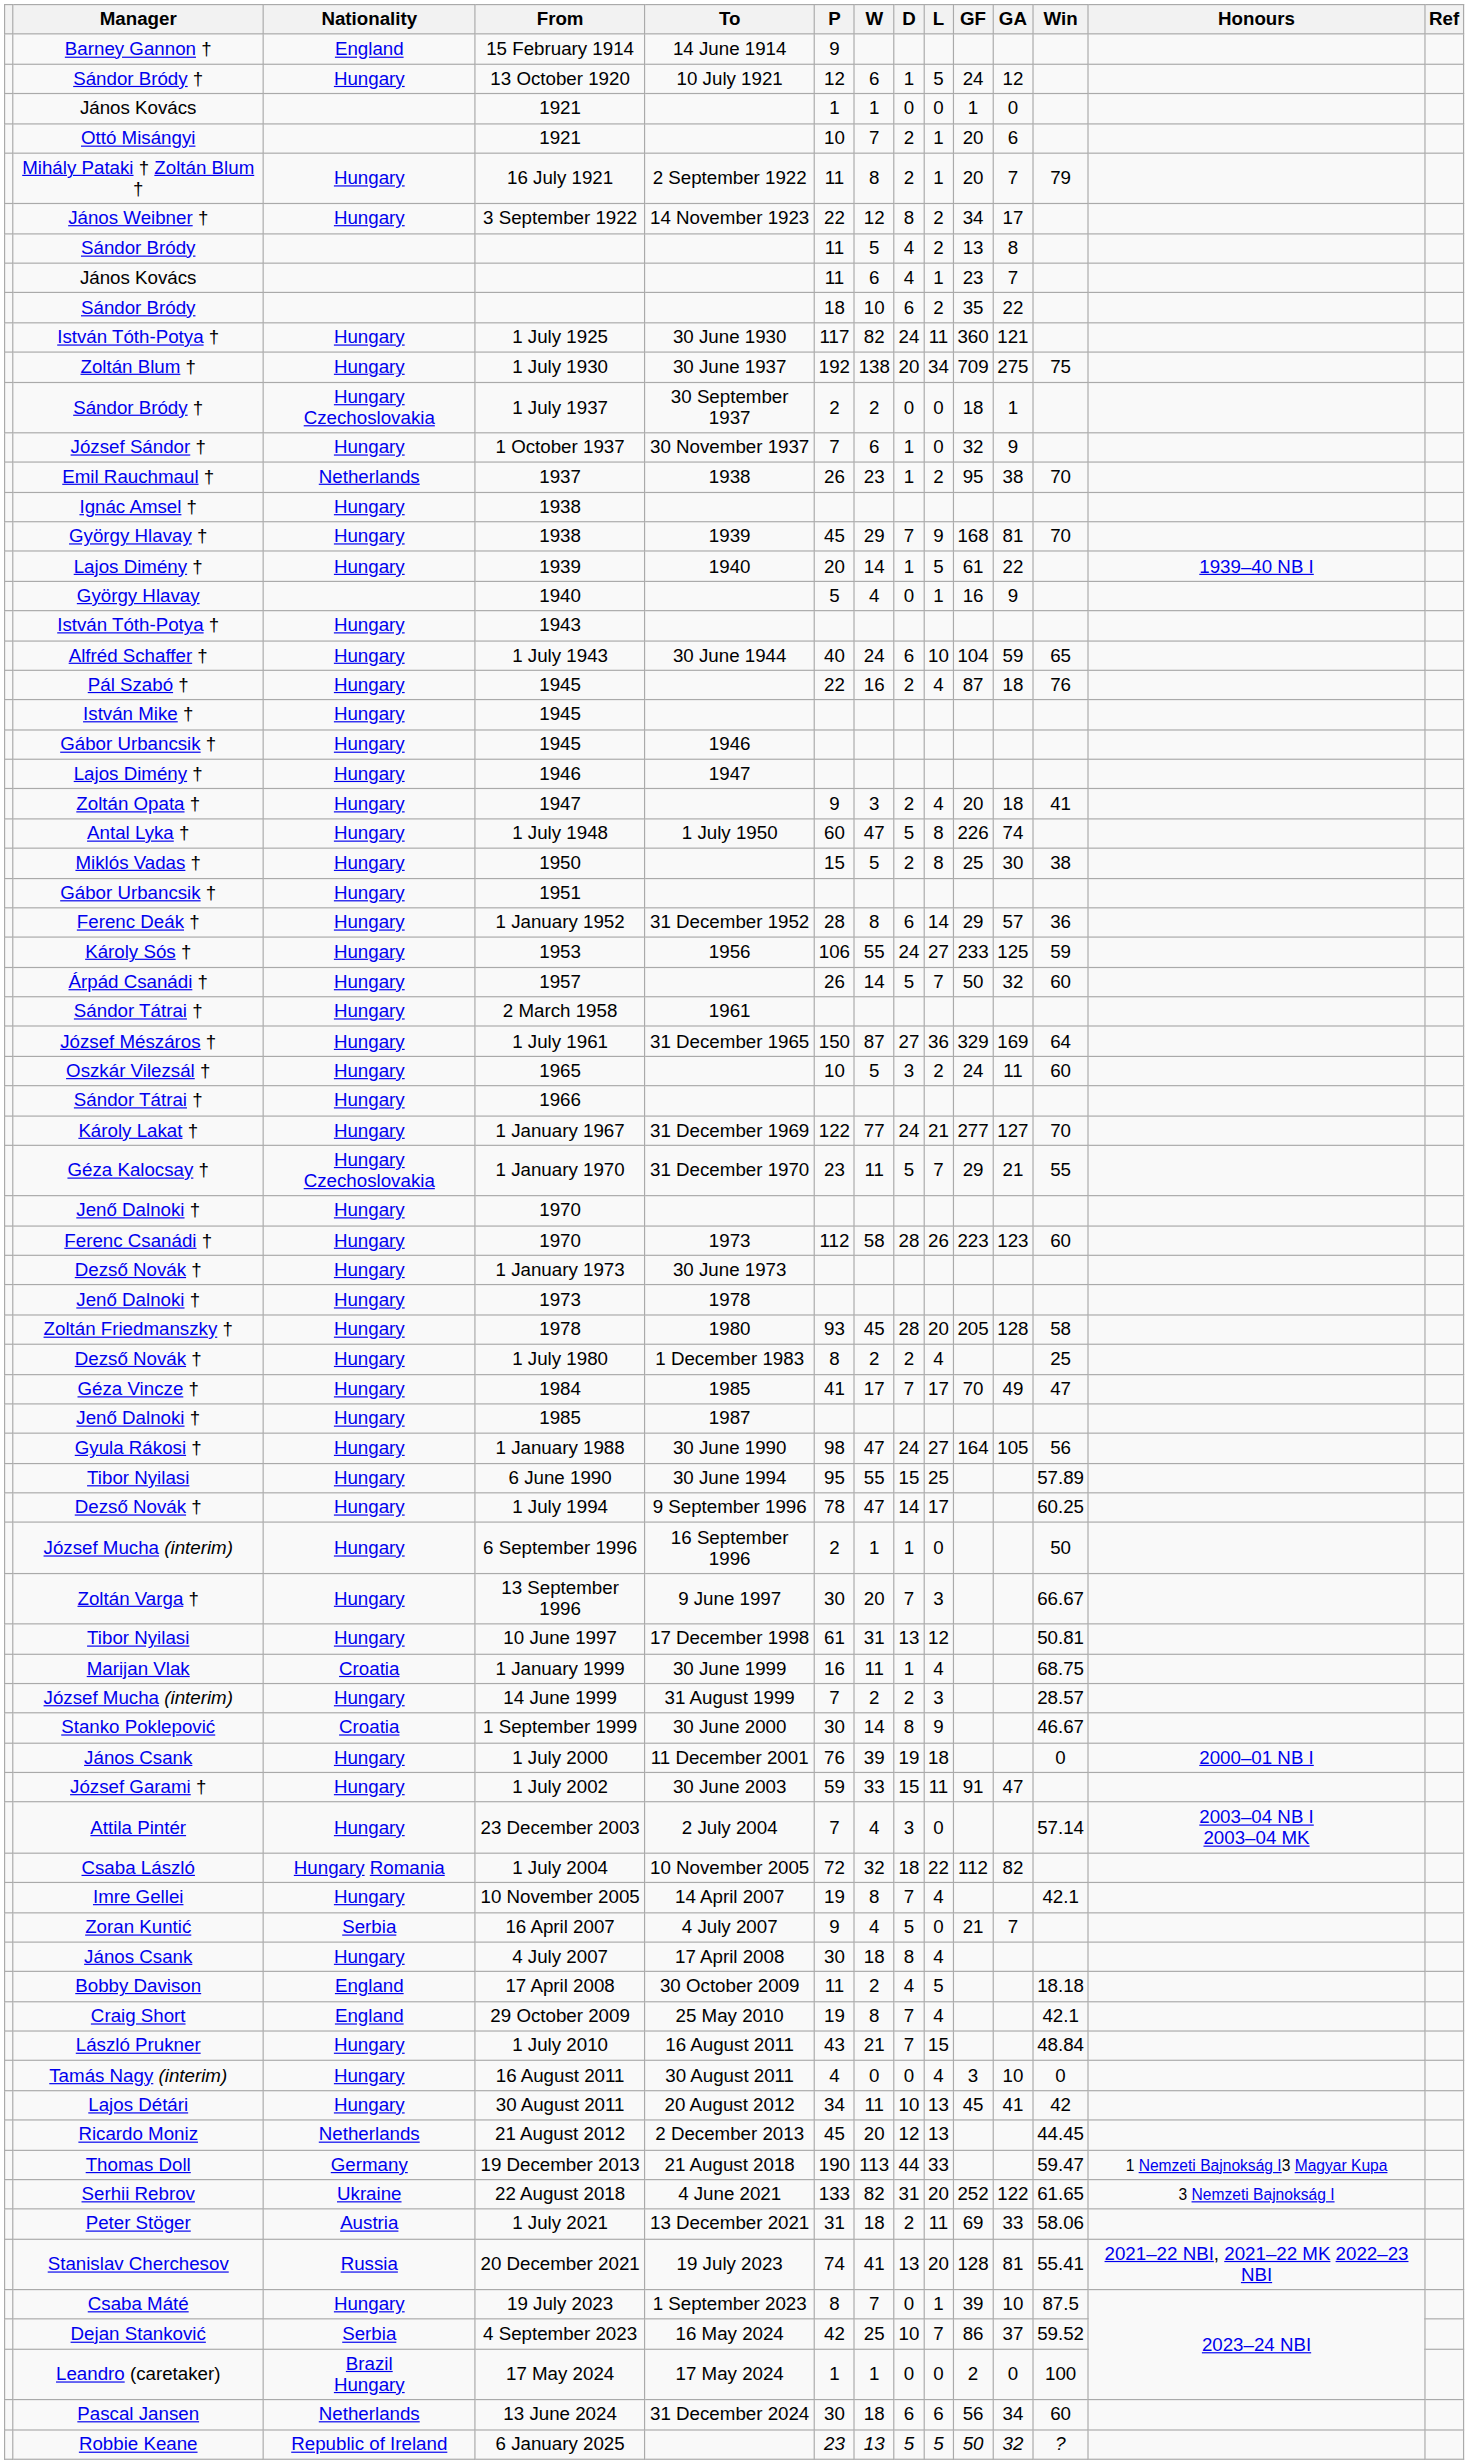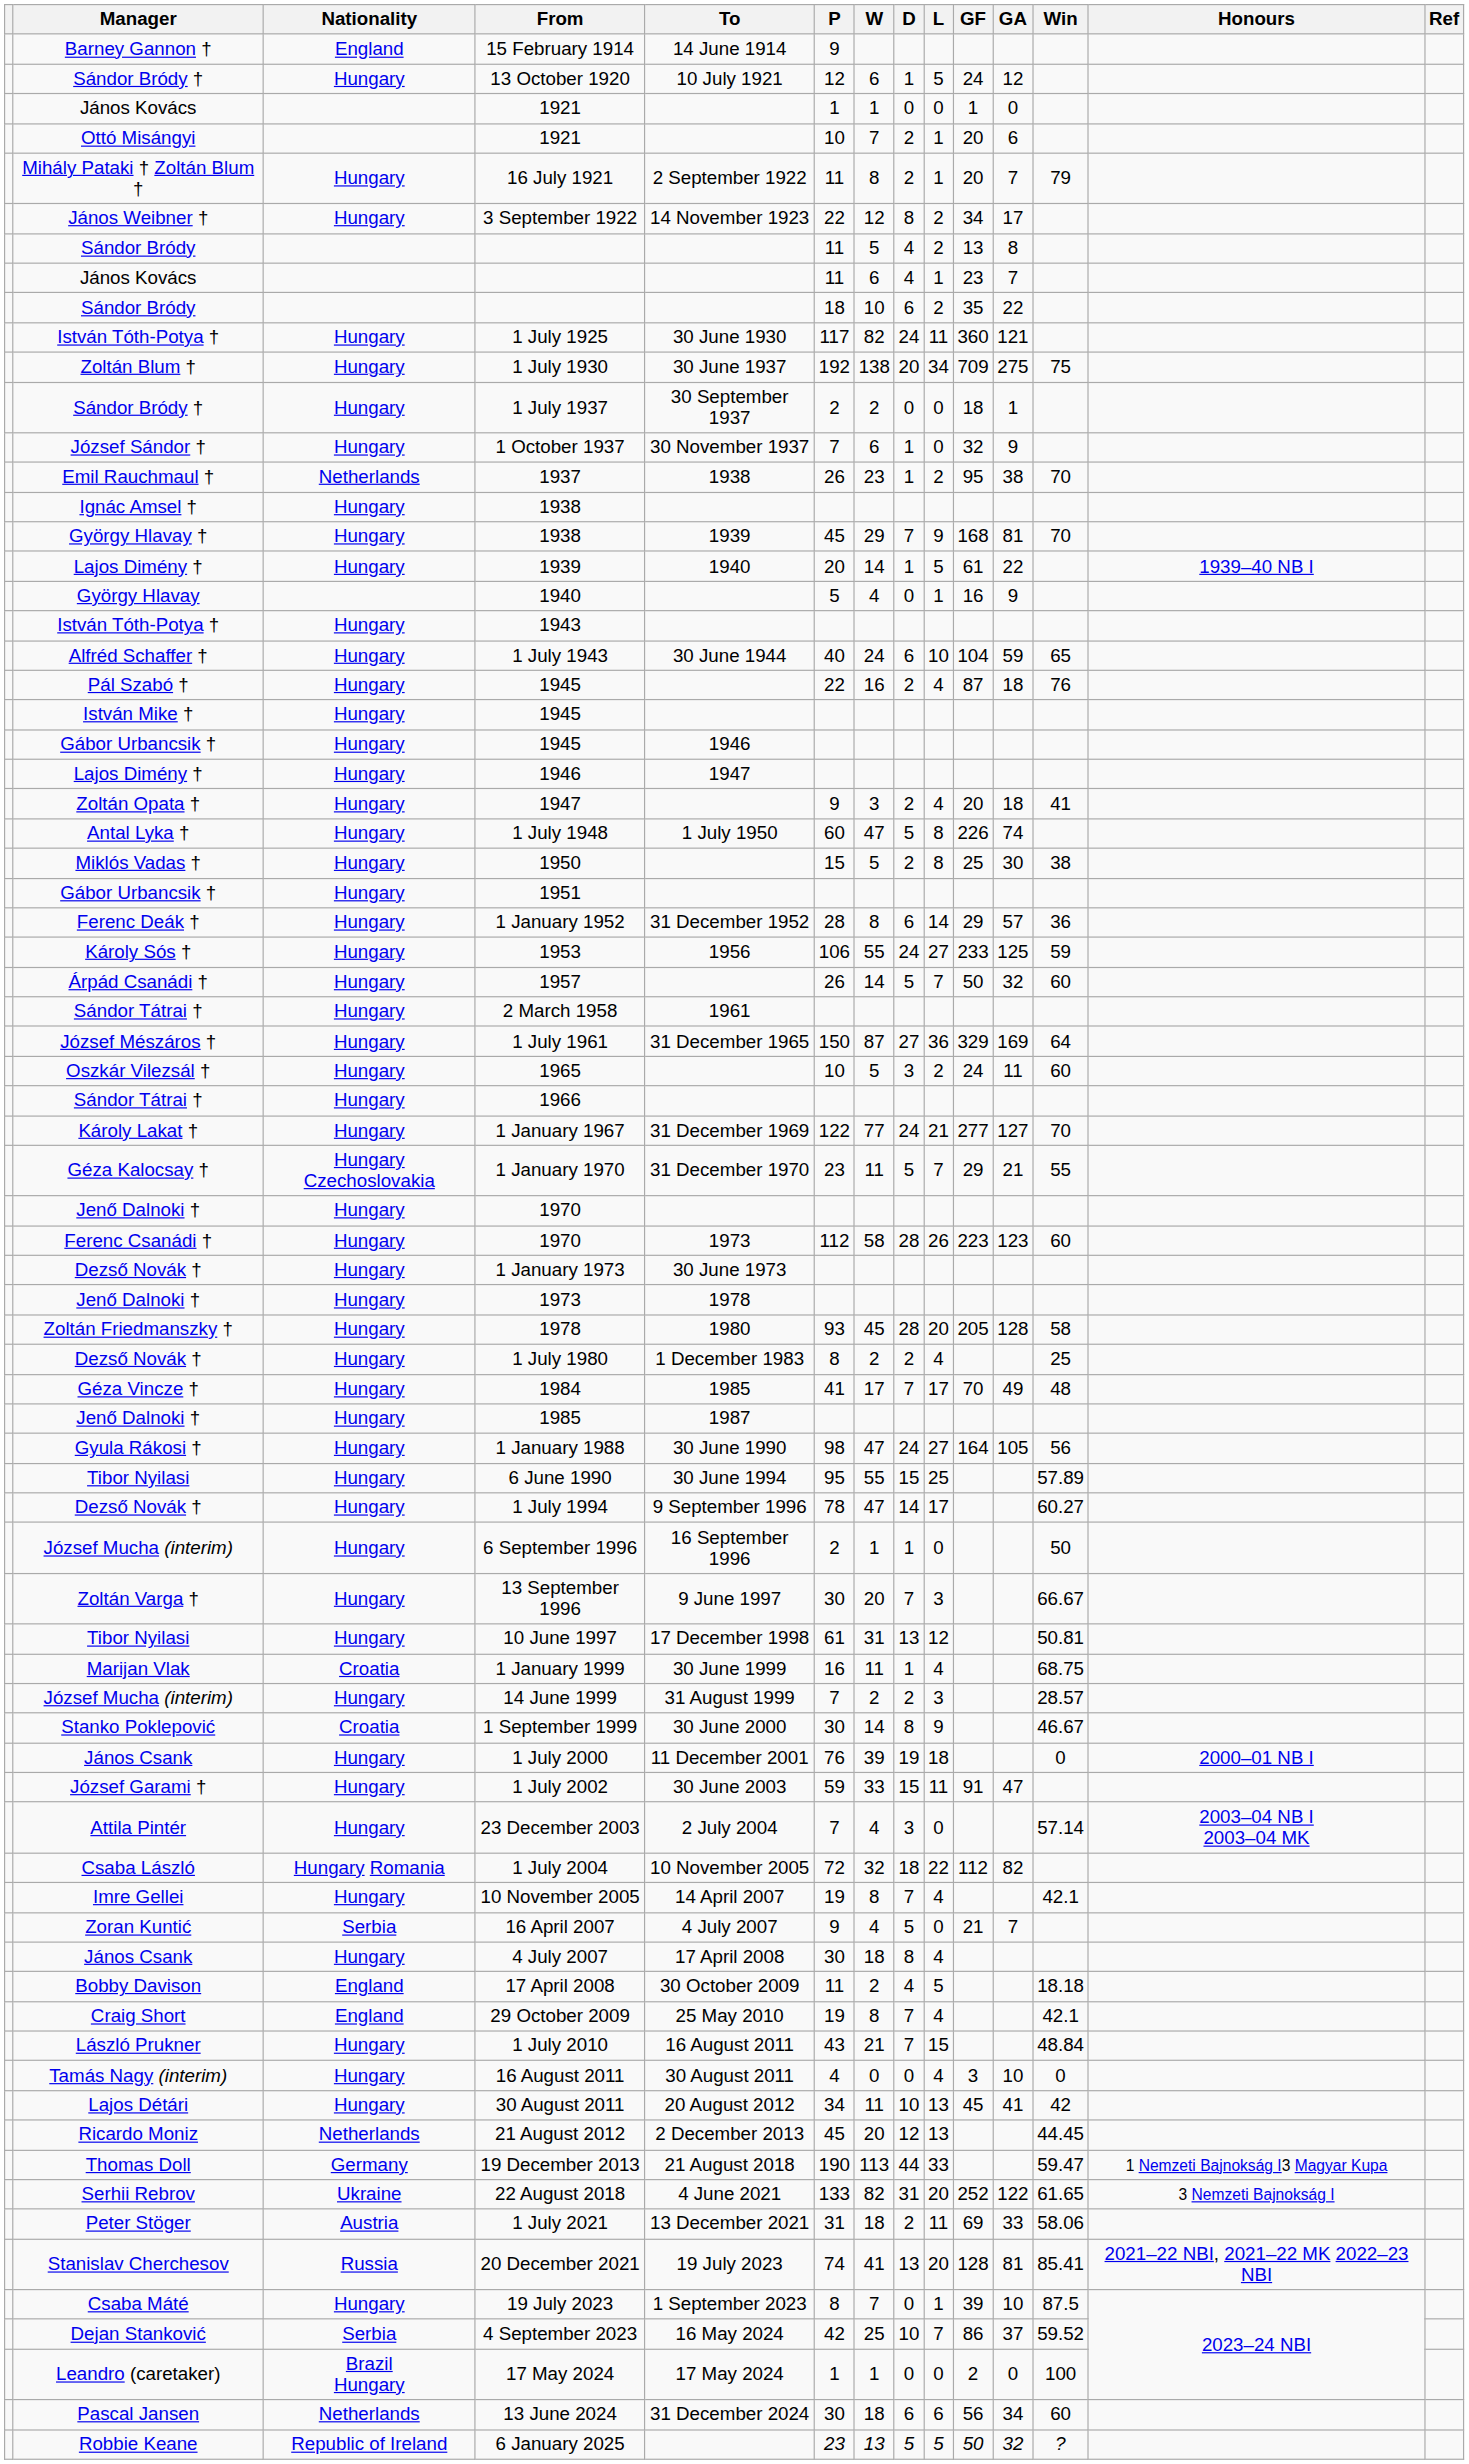(369, 407) Hungary Czechoslovakia -> (369, 407) Hungary
(1061, 1388) 47 -> (1061, 1388) 48
(1061, 1507) 60.25 -> (1061, 1507) 60.27
(1061, 2264) 55.41 -> (1061, 2264) 85.41
